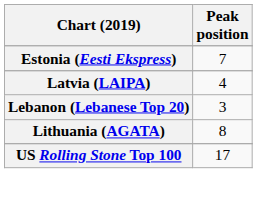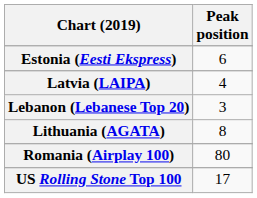(223, 58) 7 -> (223, 58) 6
+ row: (99, 155)
